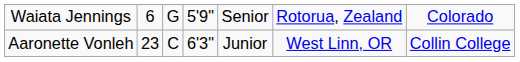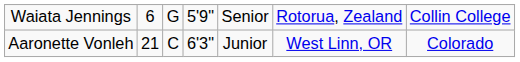(460, 17) Colorado -> (460, 17) Collin College
(150, 43) 23 -> (150, 43) 21
(460, 43) Collin College -> (460, 43) Colorado
